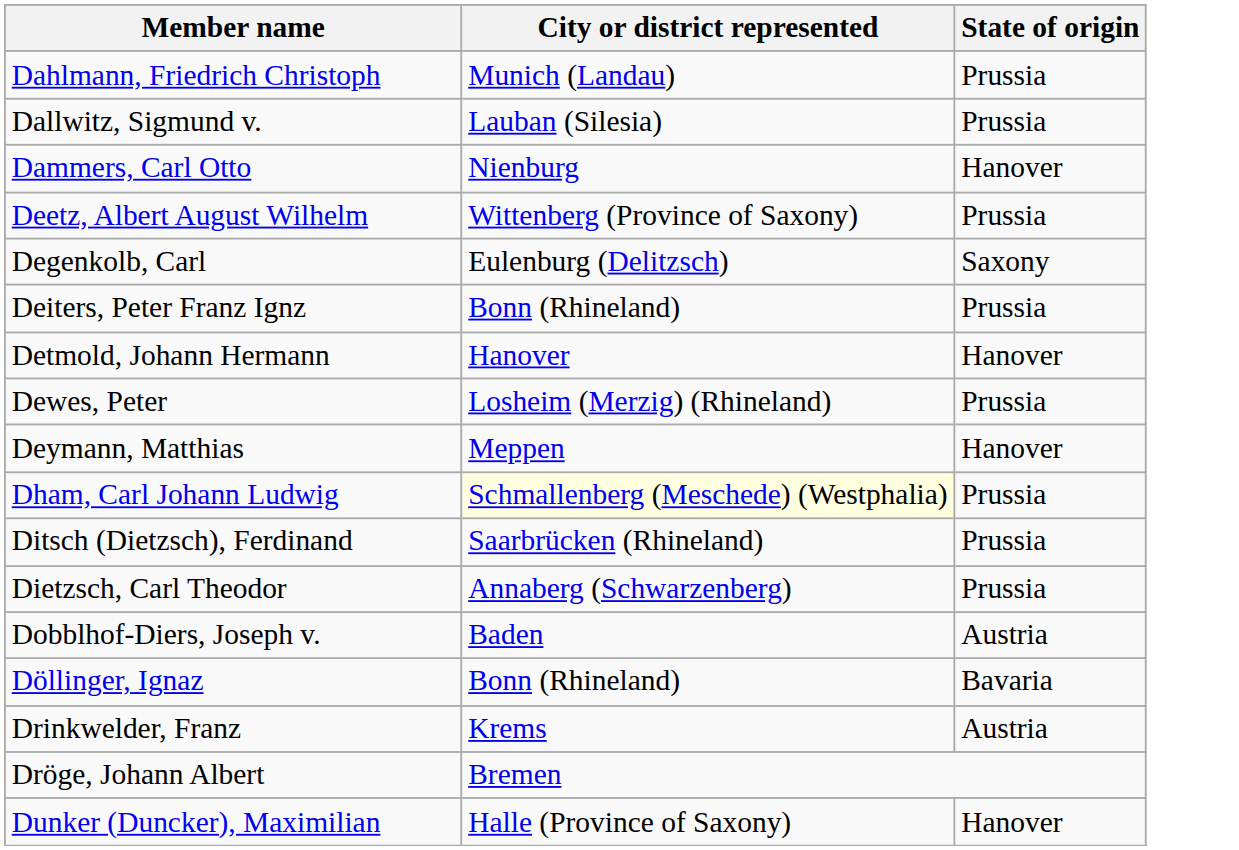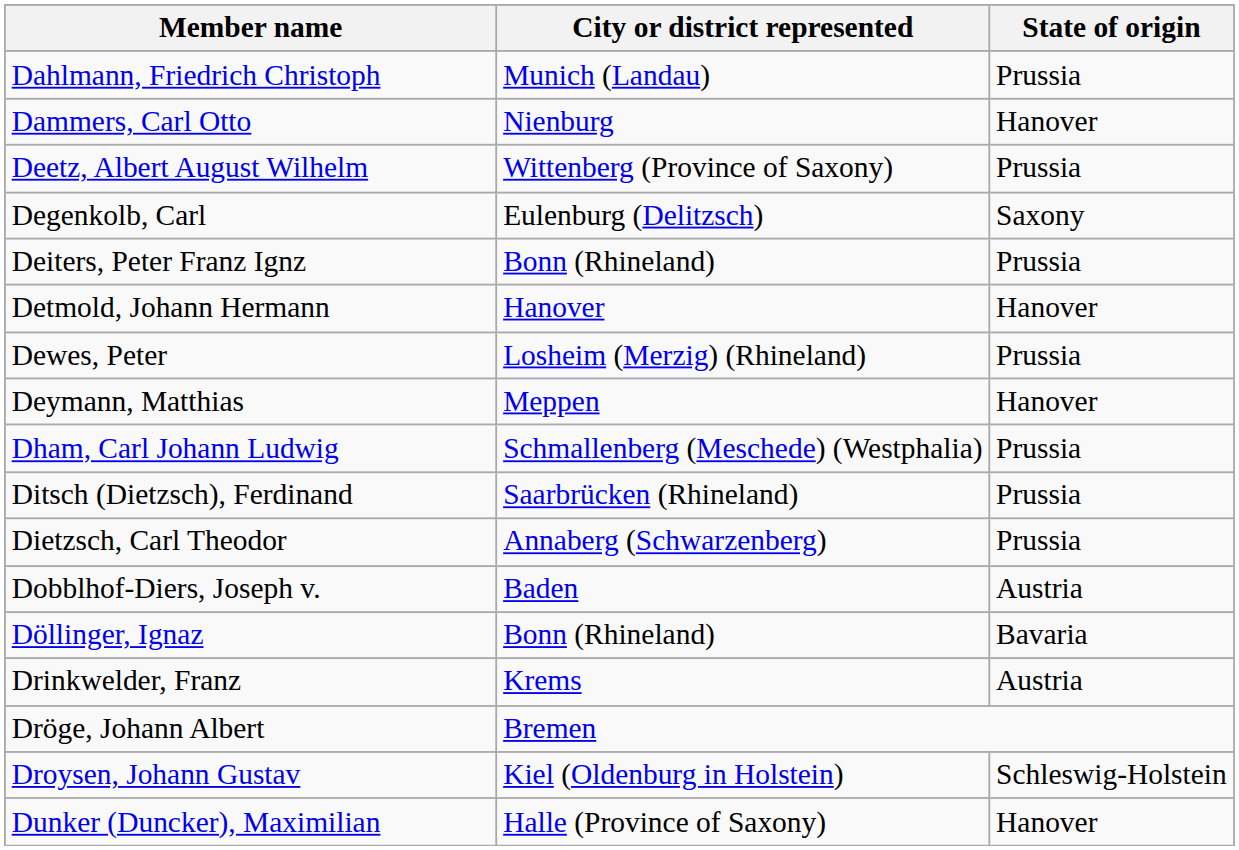- row: (137, 121)
(708, 494) lightyellow background -> (743, 448) no background
+ row: (156, 774)
